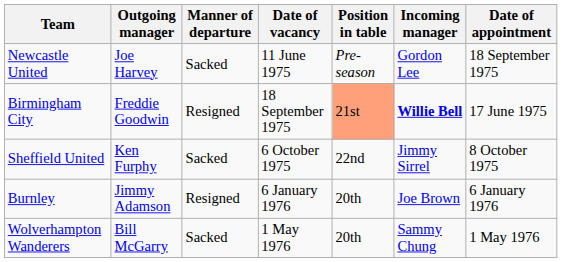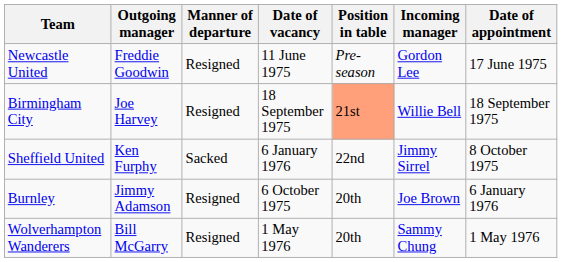(136, 63) Joe Harvey -> (142, 63) Freddie Goodwin
(207, 63) Sacked -> (213, 63) Resigned
(509, 63) 18 September 1975 -> (508, 63) 17 June 1975
(142, 111) Freddie Goodwin -> (136, 111) Joe Harvey
(430, 111) bold -> (429, 111) normal
(508, 111) 17 June 1975 -> (509, 111) 18 September 1975
(290, 159) 6 October 1975 -> (289, 159) 6 January 1976
(289, 198) 6 January 1976 -> (290, 198) 6 October 1975
(207, 237) Sacked -> (213, 237) Resigned
